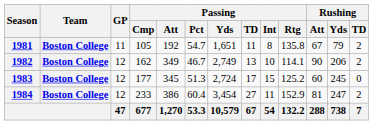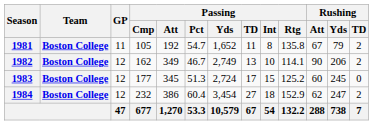(225, 45) 1,651 -> (225, 45) 1,652
(143, 95) 233 -> (143, 95) 232
(270, 95) 11 -> (270, 95) 18
(317, 95) 81 -> (317, 95) 62
